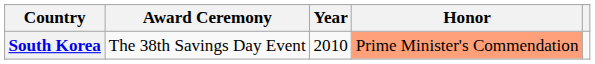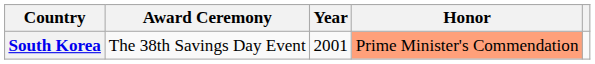(331, 45) 2010 -> (331, 45) 2001
